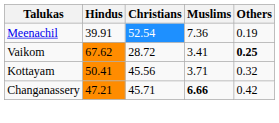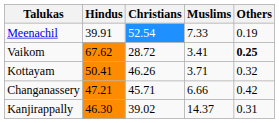(198, 33) 7.36 -> (198, 33) 7.33
(142, 71) 45.56 -> (142, 71) 46.26
(198, 90) bold -> (198, 90) normal
+ row: (40, 109)
